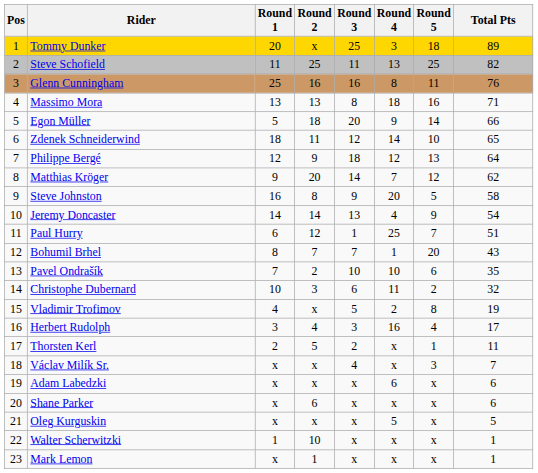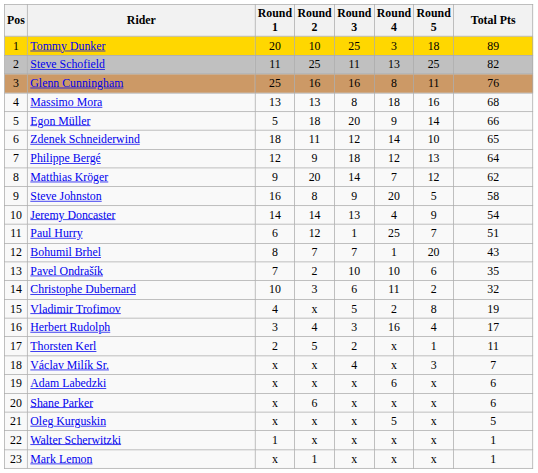(315, 45) x -> (315, 45) 10
(493, 102) 71 -> (493, 102) 68
(315, 440) 10 -> (315, 440) x
